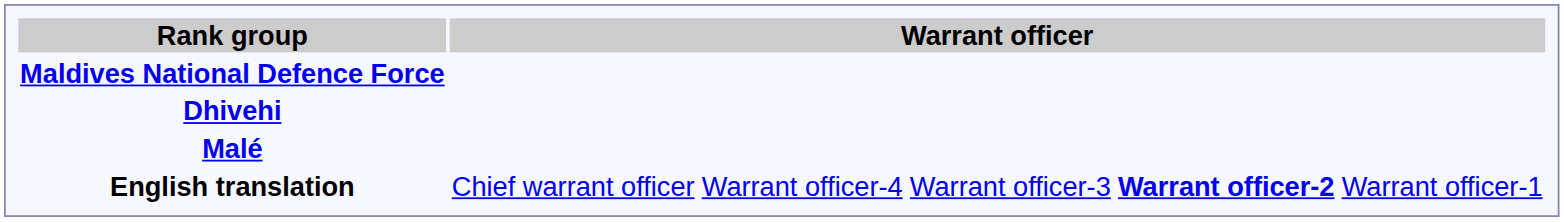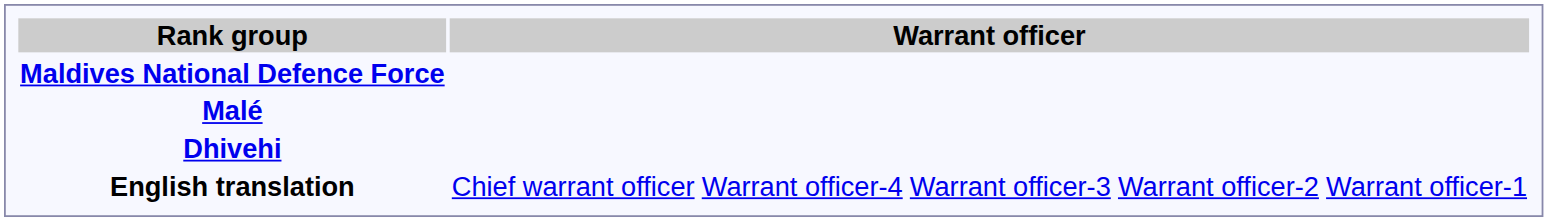rows swapped: (232, 111) <-> (232, 148)
(1226, 186) bold -> (1218, 186) normal
